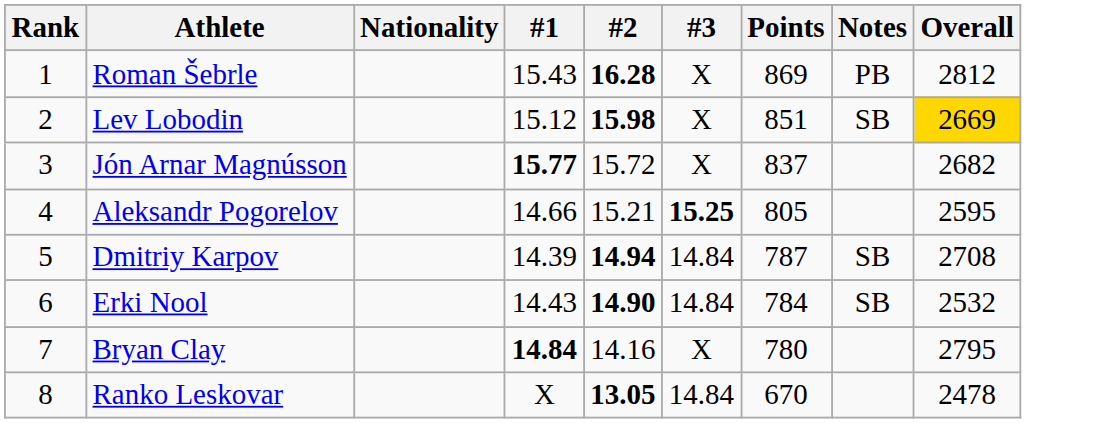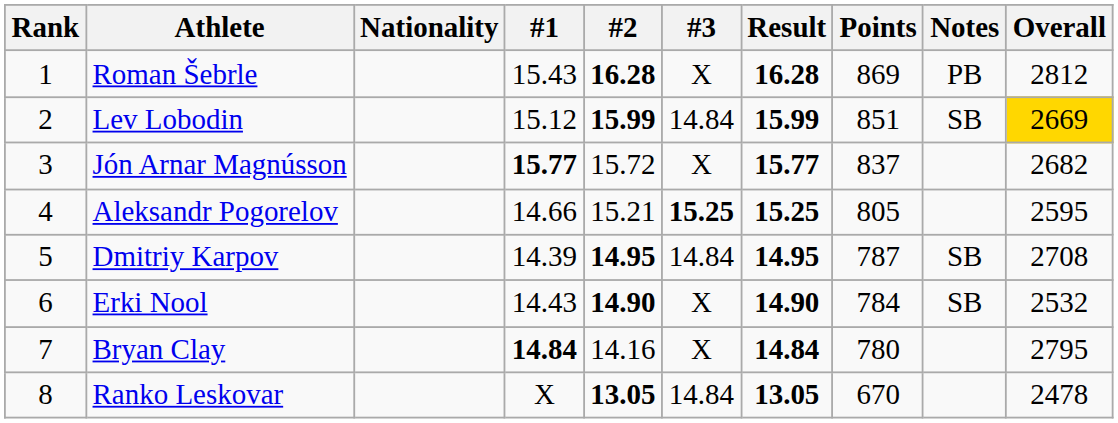+ column: (787, 27)
(623, 119) 15.98 -> (623, 119) 15.99
(701, 119) X -> (701, 119) 14.84
(623, 257) 14.94 -> (623, 257) 14.95
(701, 303) 14.84 -> (701, 303) X
